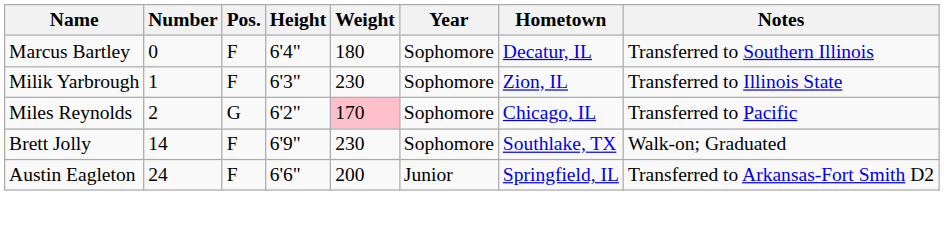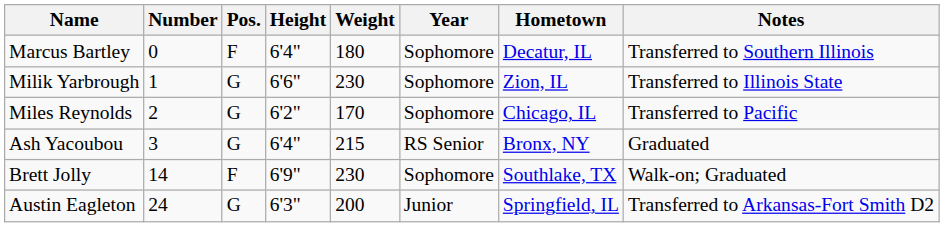(232, 81) F -> (234, 81) G
(285, 81) 6'3" -> (285, 81) 6'6"
(350, 112) pink background -> (350, 112) no background
+ row: (66, 143)
(232, 174) F -> (234, 205) G
(285, 174) 6'6" -> (285, 205) 6'3"
